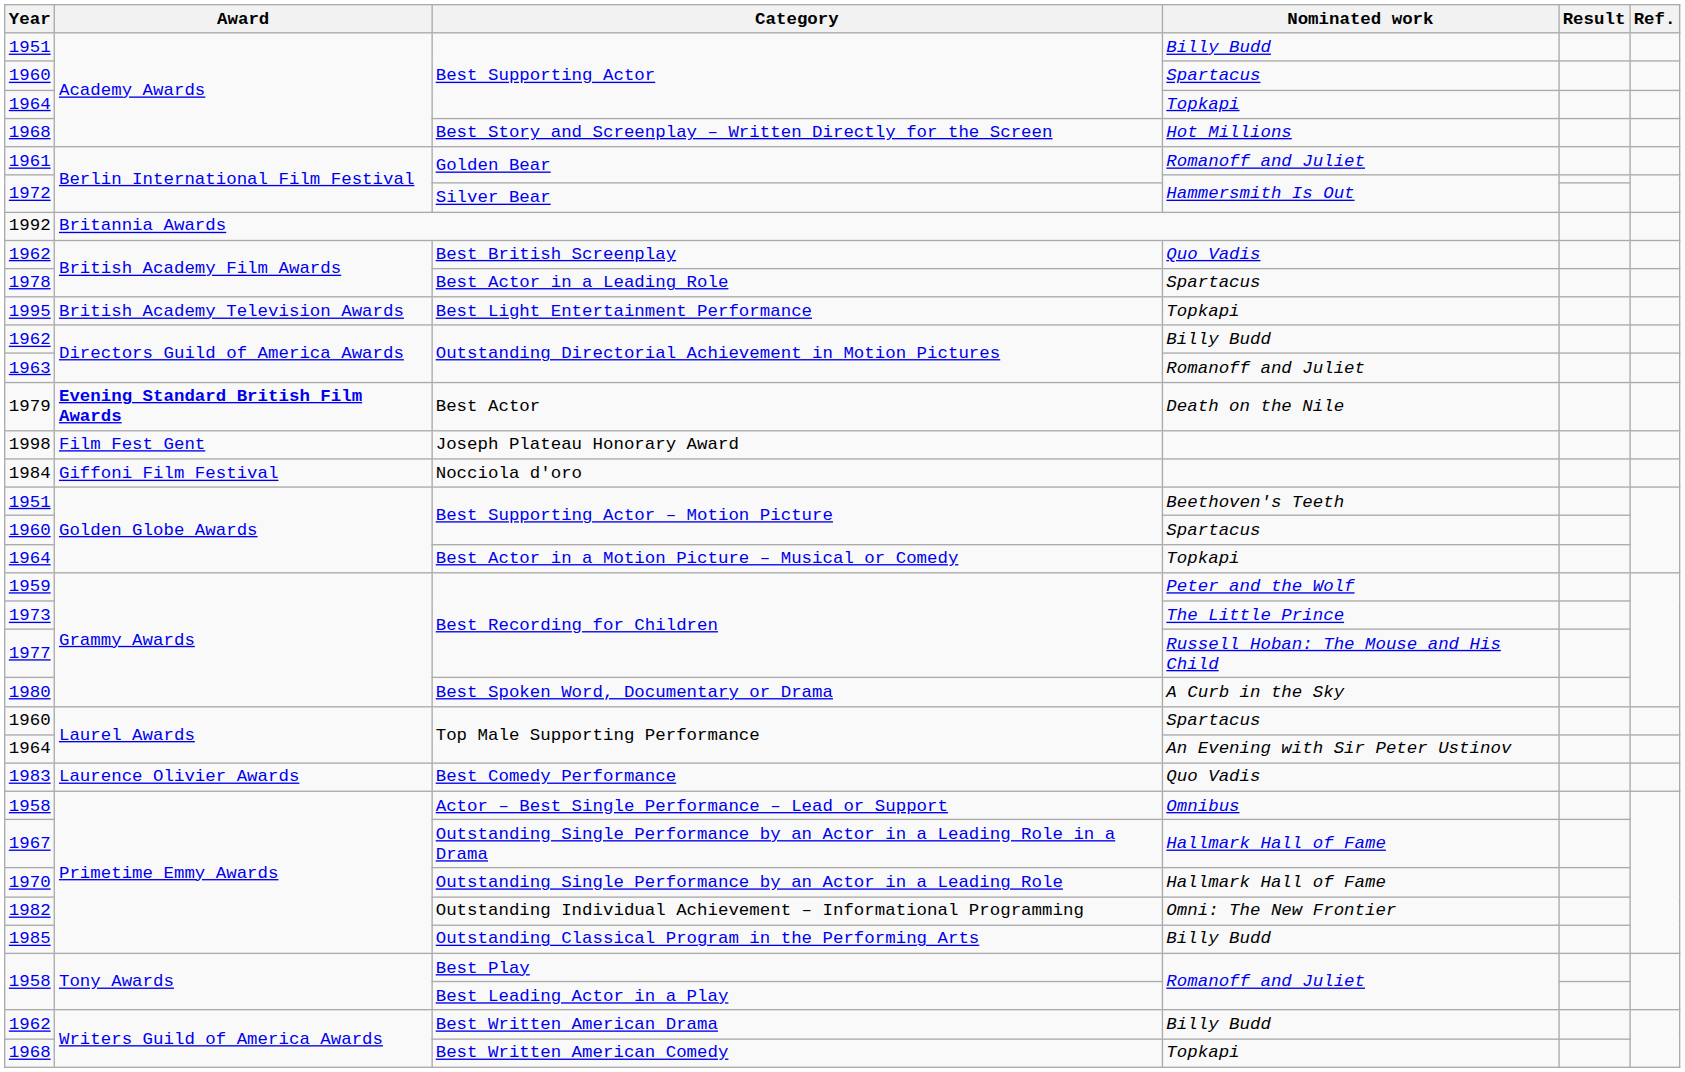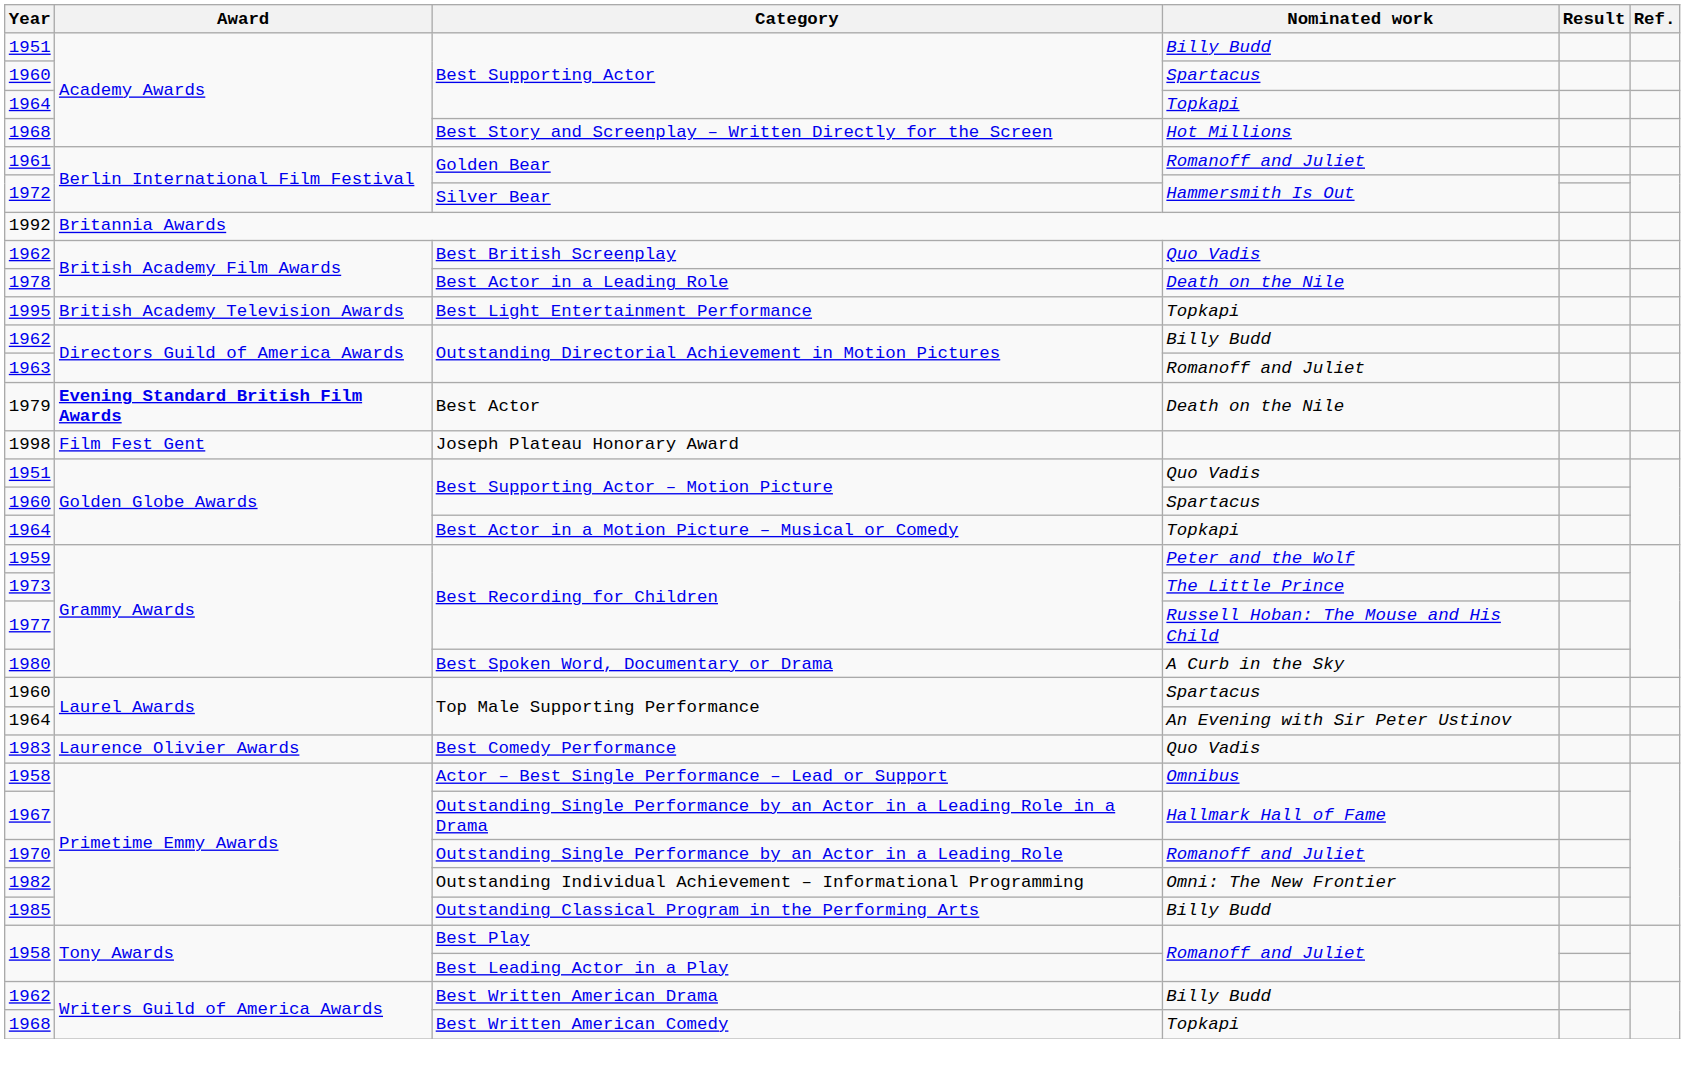(1213, 283) Spartacus -> (1255, 283) Death on the Nile
- row: (30, 473)
(1255, 502) Beethoven's Teeth -> (1213, 473) Quo Vadis
(1276, 882) Hallmark Hall of Fame -> (1266, 854) Romanoff and Juliet
